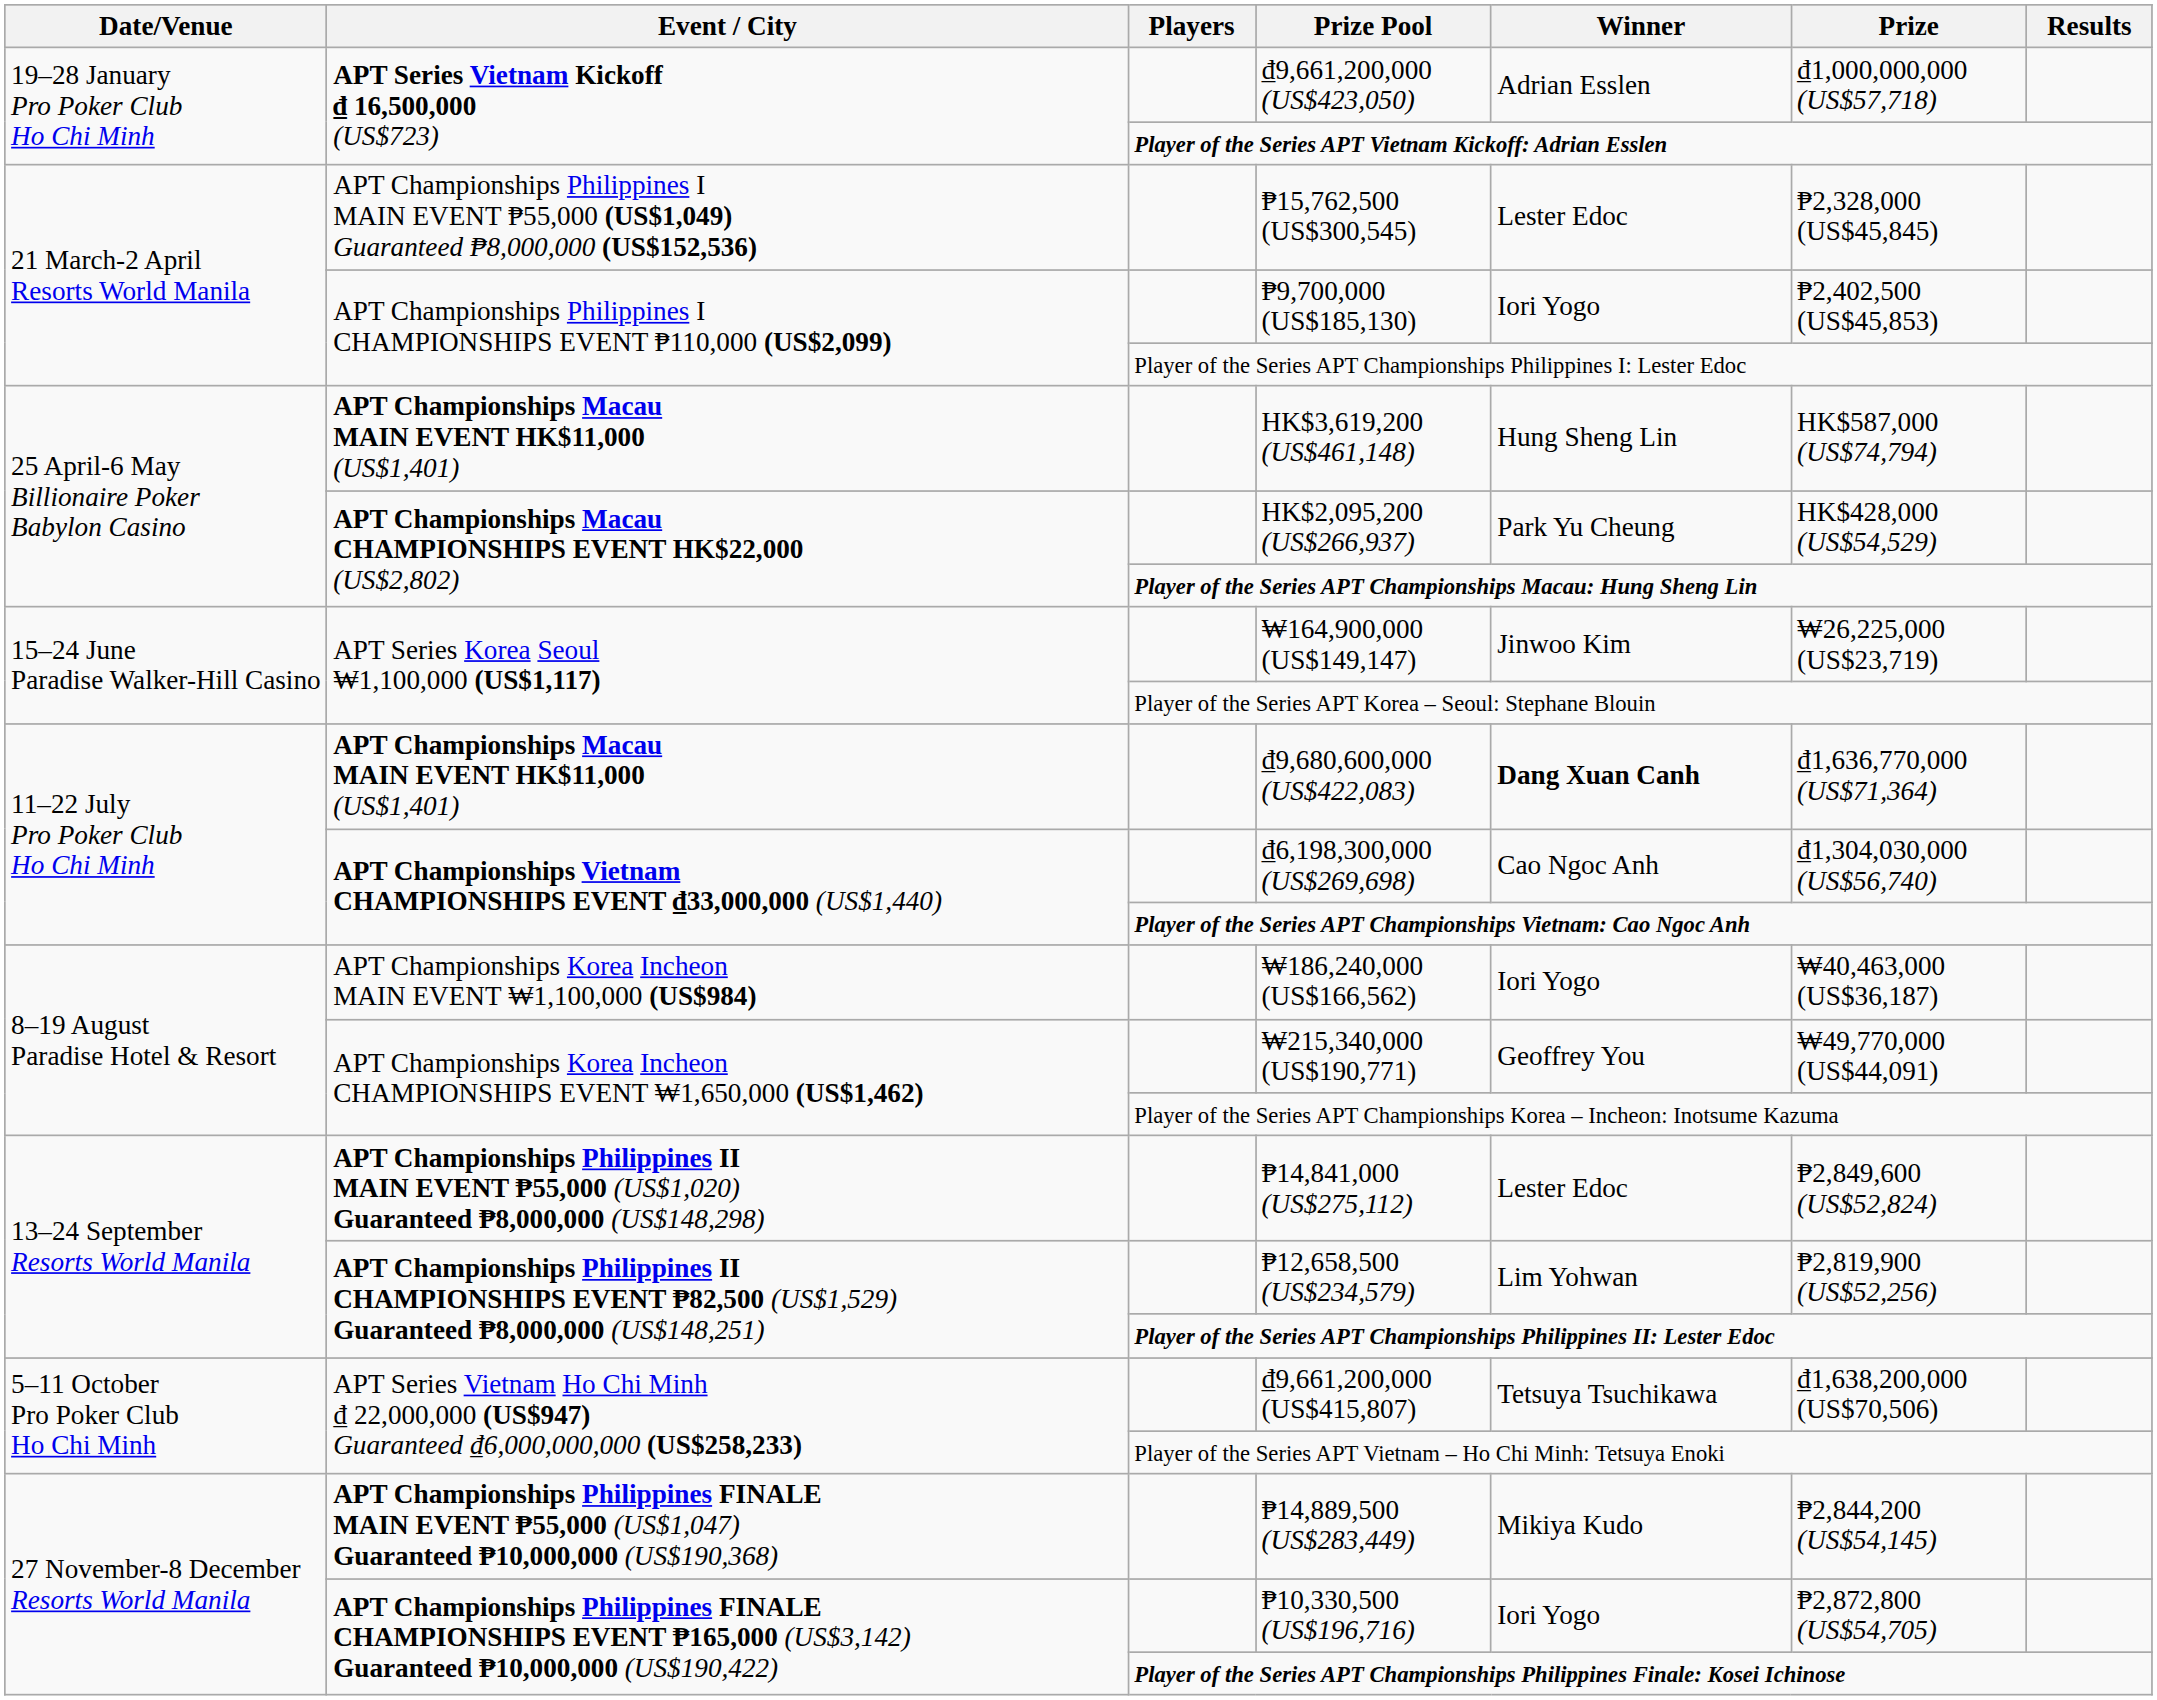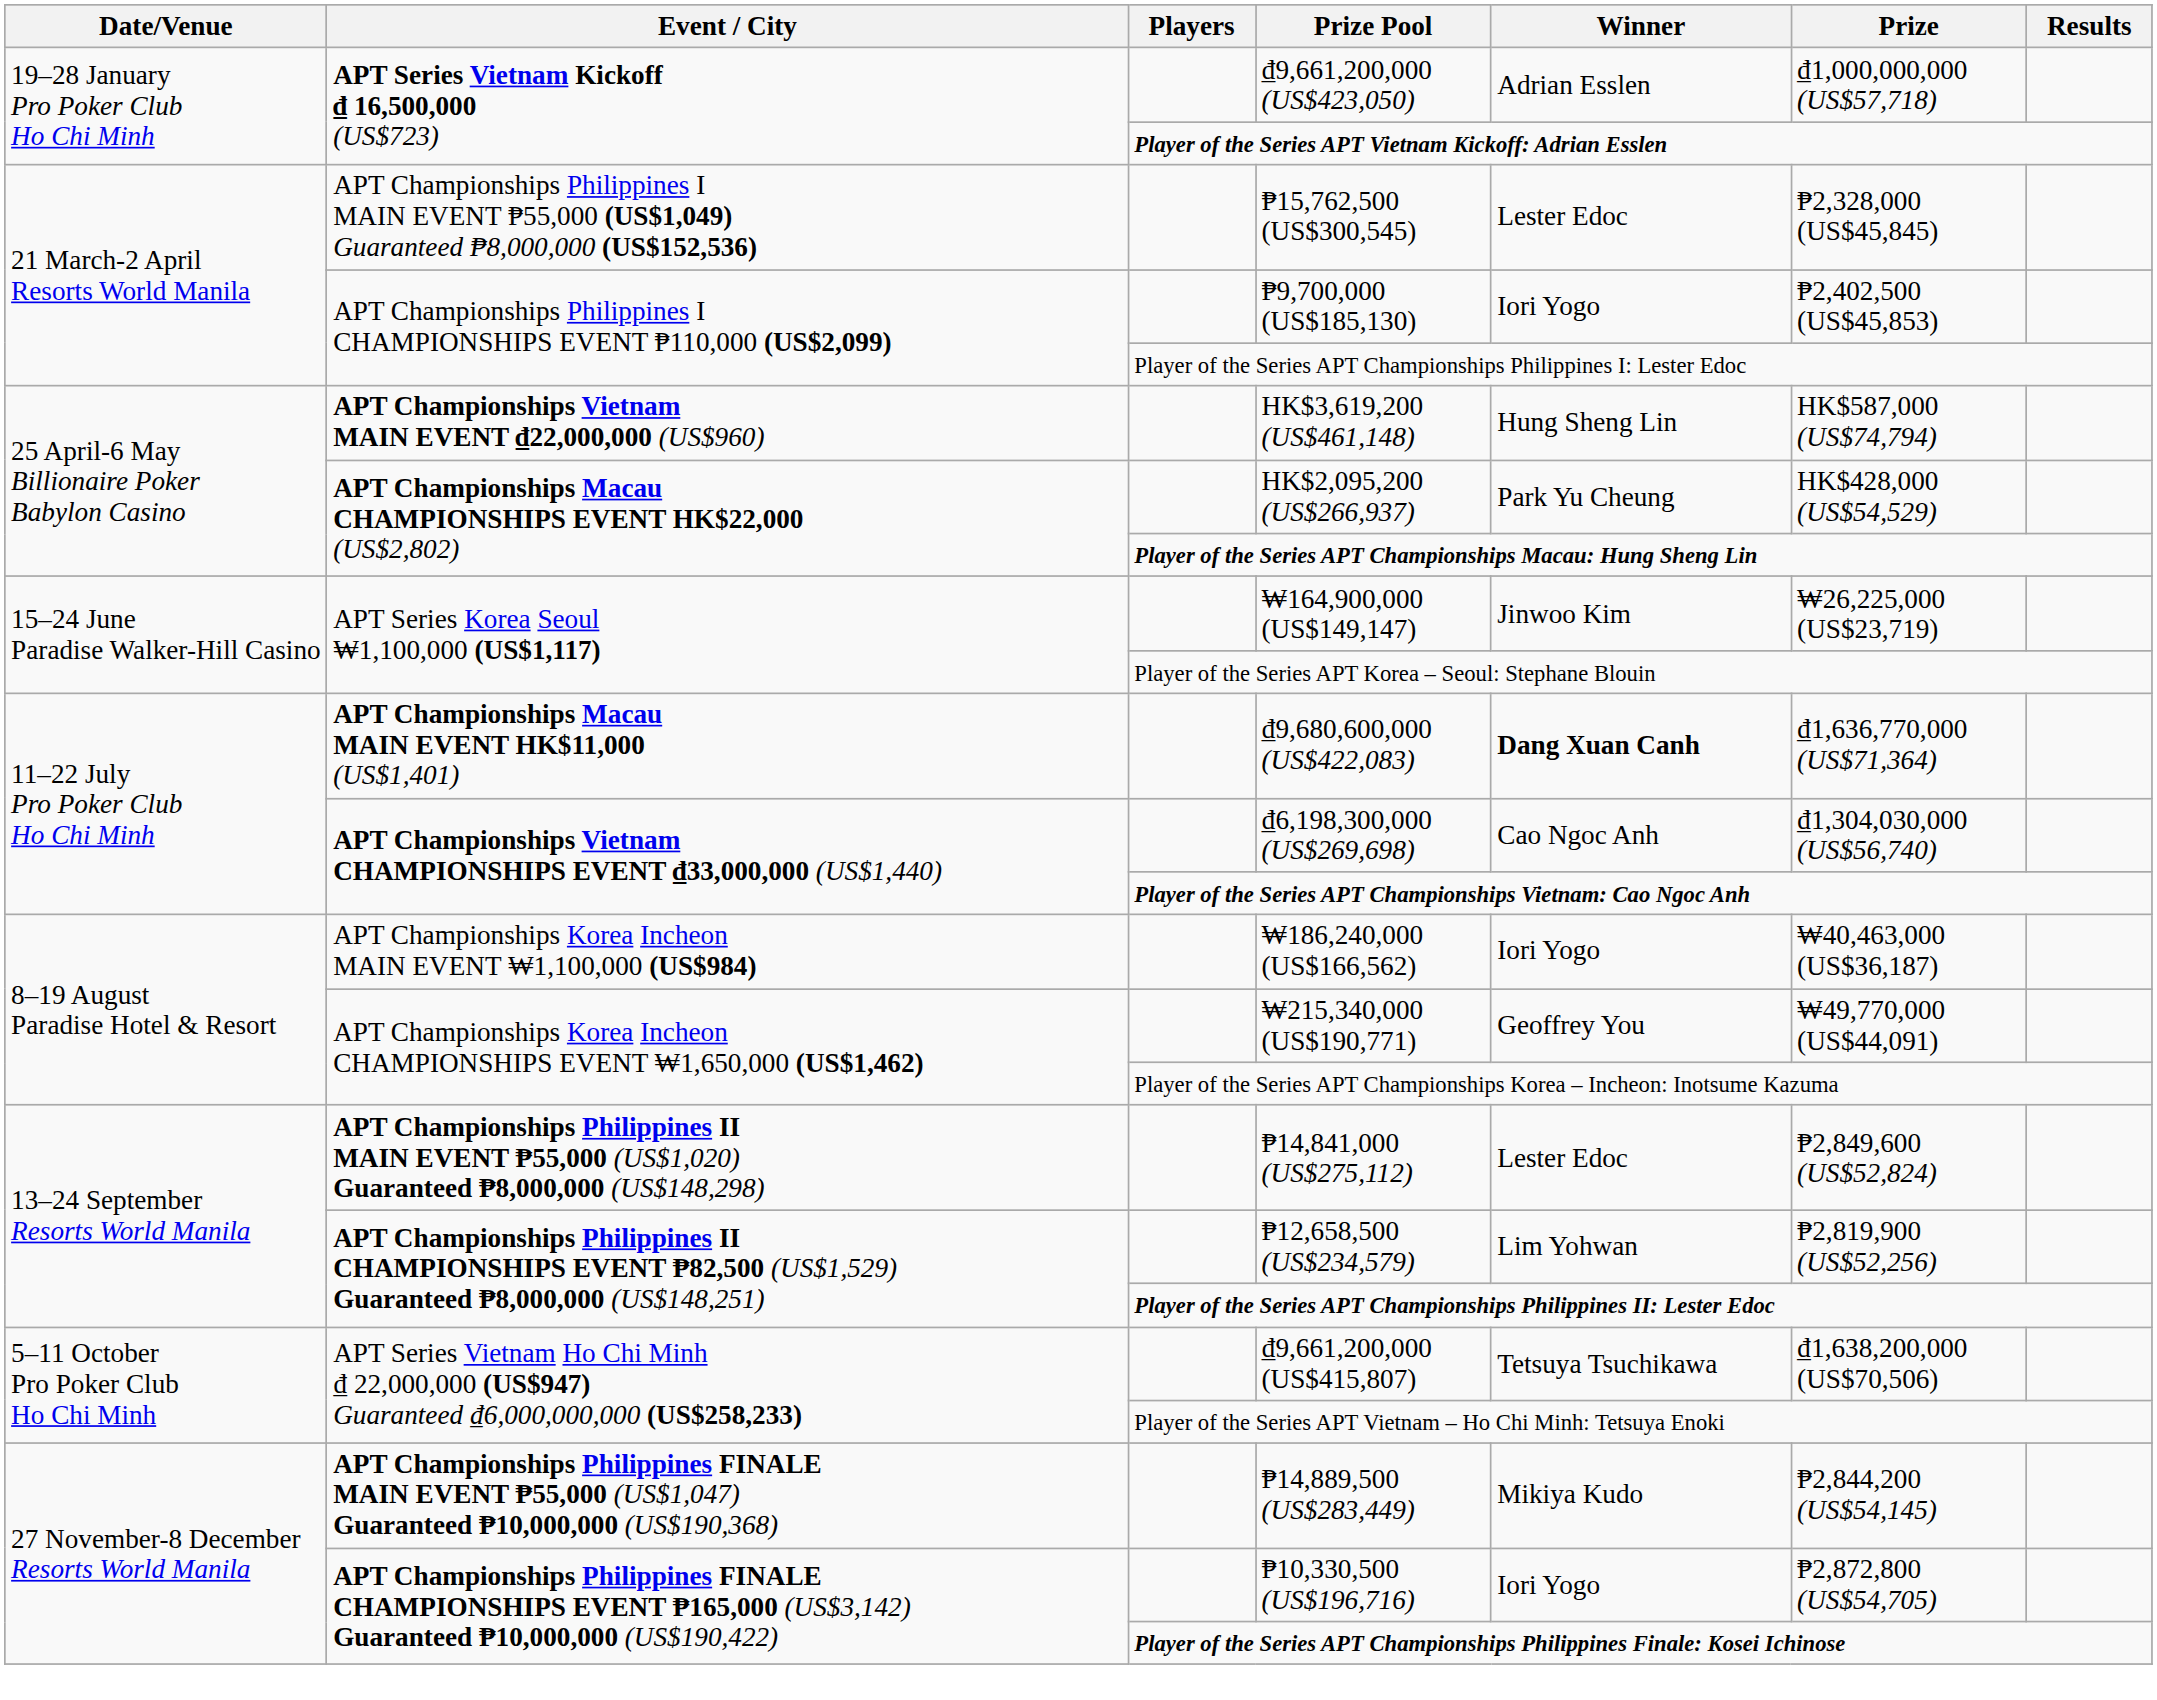(498, 437) APT Championships Macau MAIN EVENT HK$11,000 (US$1,401) -> (549, 422) APT Championships Vietnam MAIN EVENT ₫22,000,000 (US$960)
